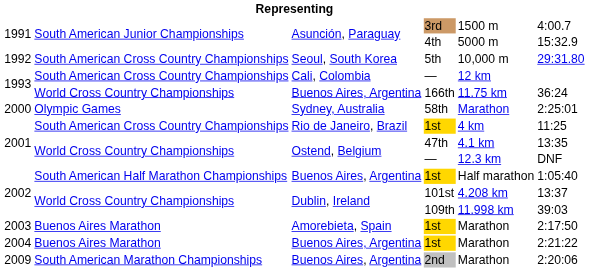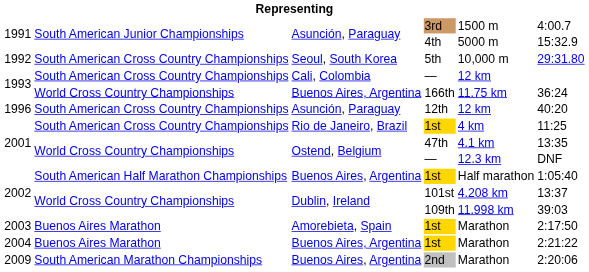+ row: (18, 109)
- row: (18, 109)
